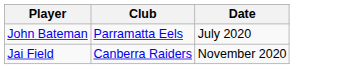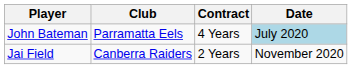+ column: (223, 14)
(224, 34) no background -> (282, 34) lightblue background
